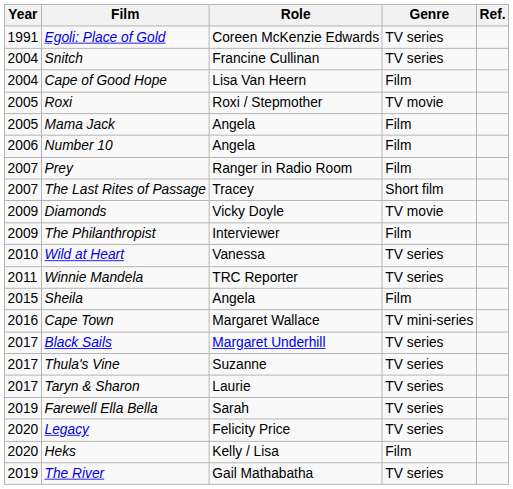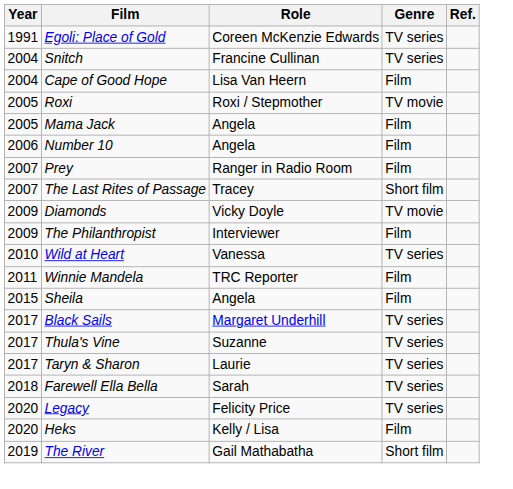(414, 277) TV series -> (398, 277) Film
- row: (79, 320)
(23, 408) 2019 -> (23, 386) 2018
(414, 473) TV series -> (414, 451) Short film
